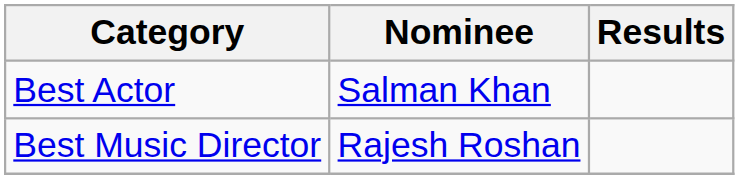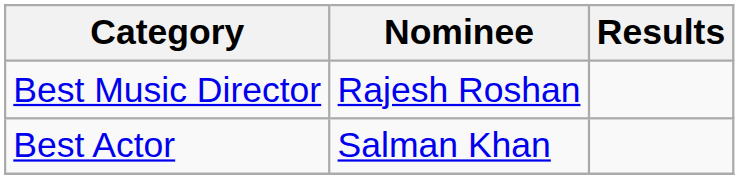rows swapped: (94, 88) <-> (167, 145)
